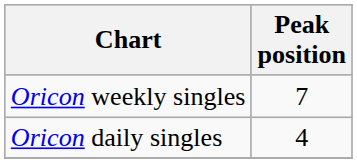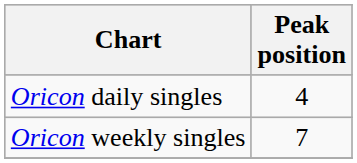rows swapped: (117, 137) <-> (128, 95)
